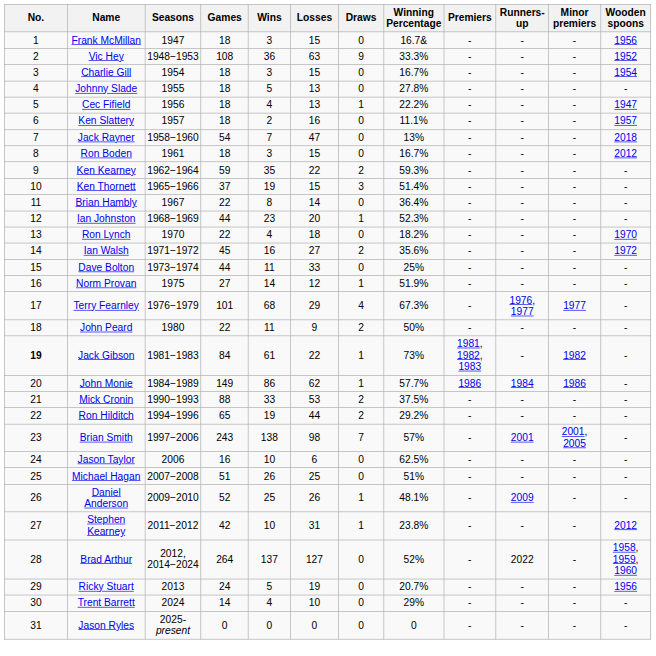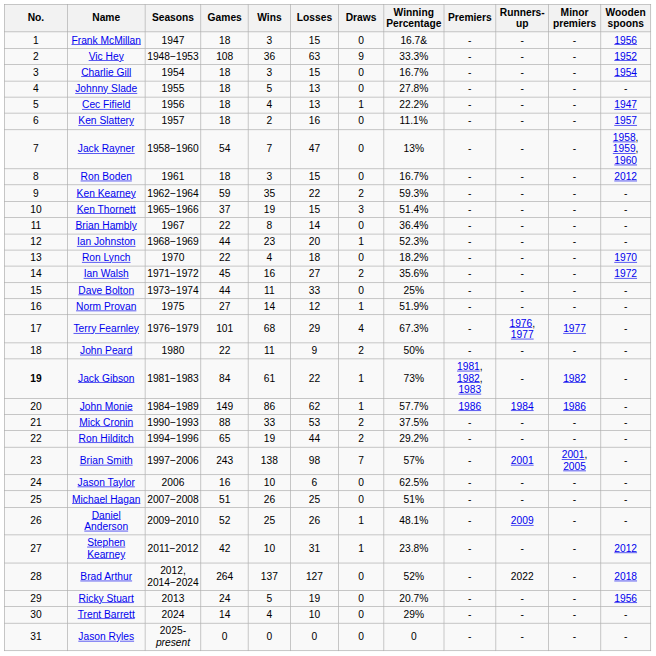(626, 137) 2018 -> (626, 149) 1958, 1959, 1960
(626, 559) 1958, 1959, 1960 -> (626, 576) 2018
